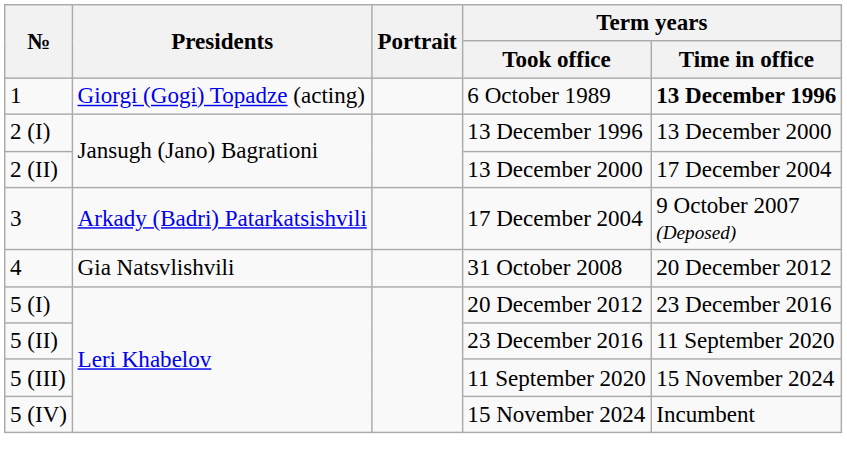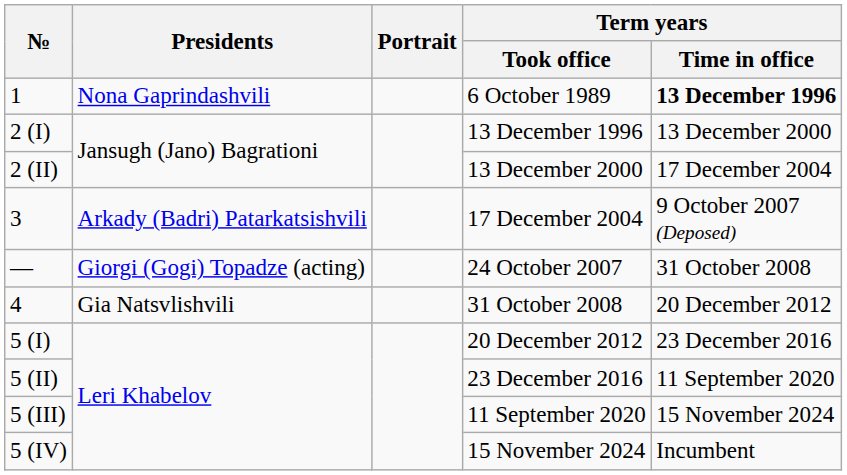(221, 95) Giorgi (Gogi) Topadze (acting) -> (174, 95) Nona Gaprindashvili
+ row: (545, 267)
